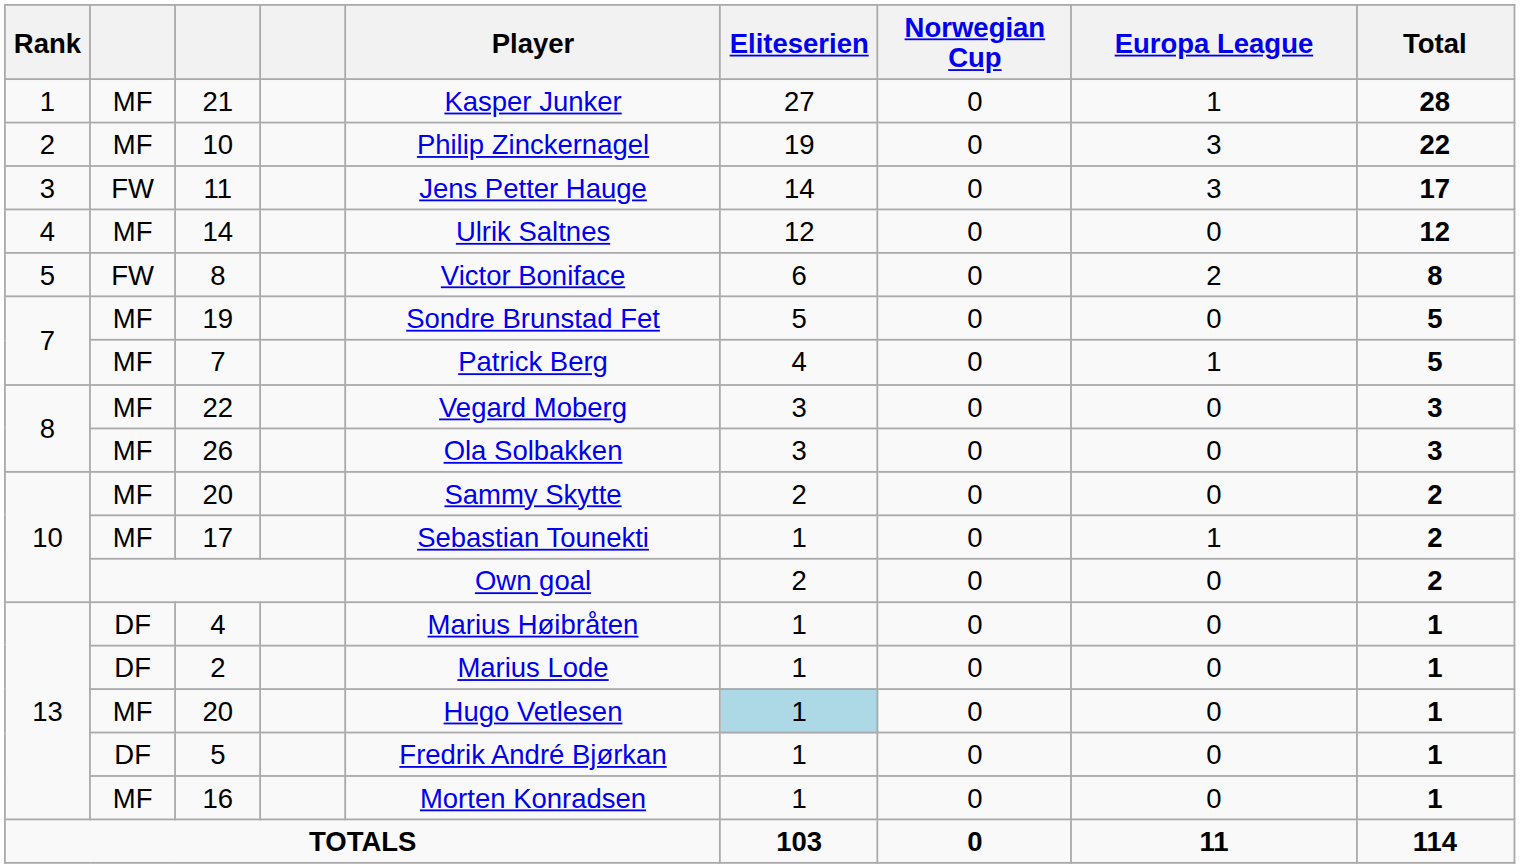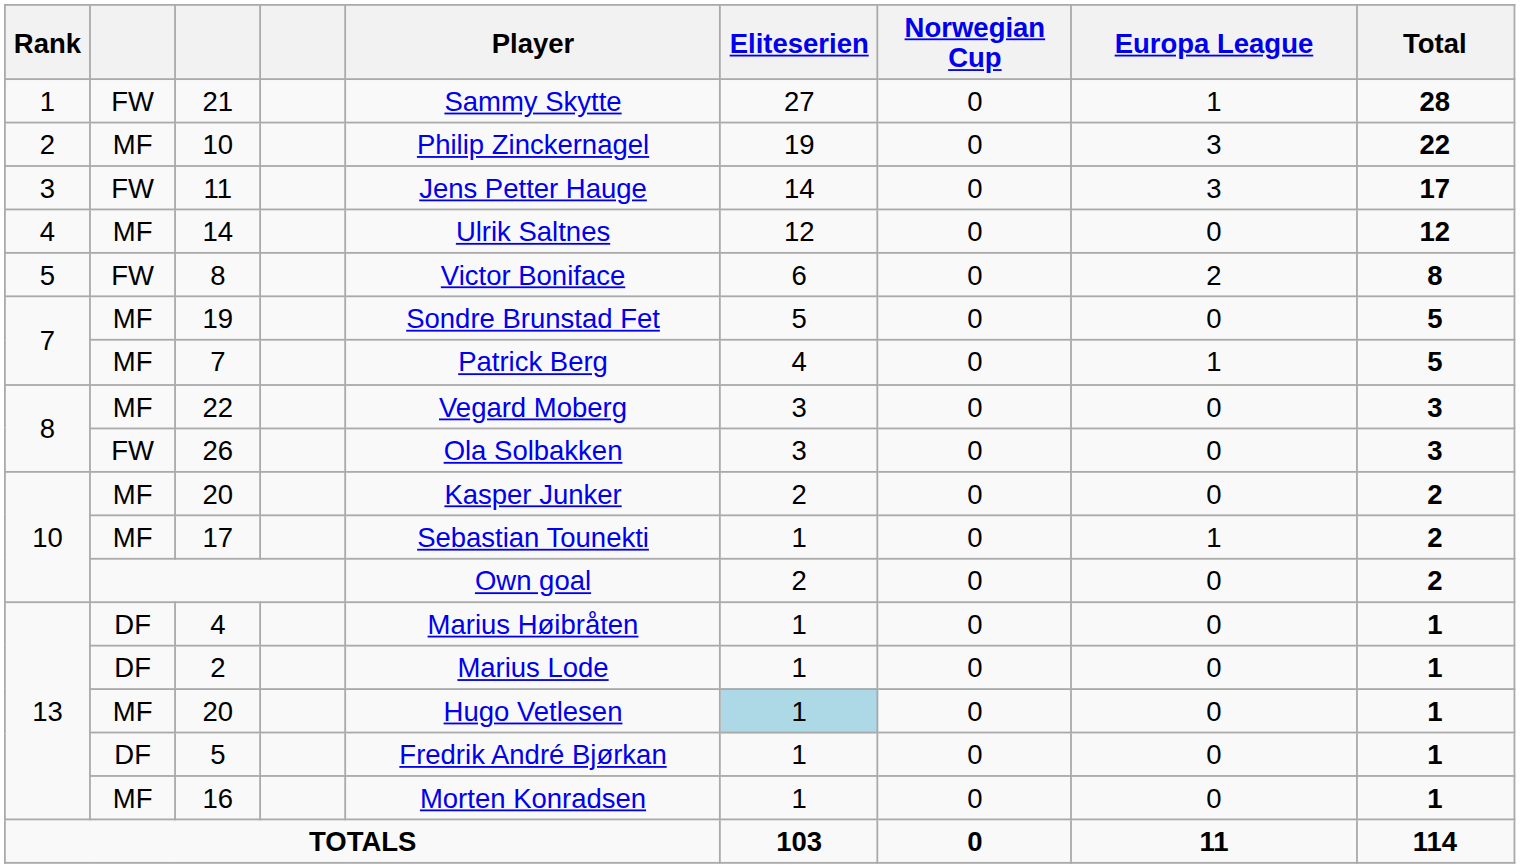(133, 101) MF -> (133, 101) FW
(533, 101) Kasper Junker -> (533, 101) Sammy Skytte
(133, 450) MF -> (133, 450) FW
(533, 493) Sammy Skytte -> (533, 493) Kasper Junker
